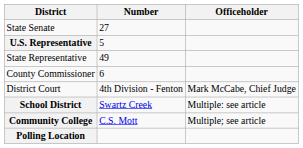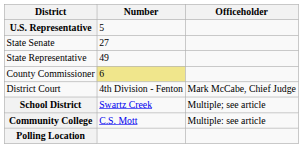rows swapped: (51, 43) <-> (31, 27)
(102, 74) no background -> (102, 74) khaki background
(226, 105) Multiple: see article -> (226, 105) Multiple; see article
(226, 120) Multiple; see article -> (226, 120) Multiple: see article
